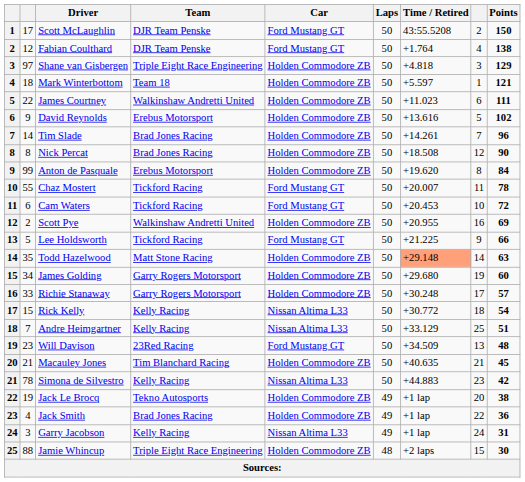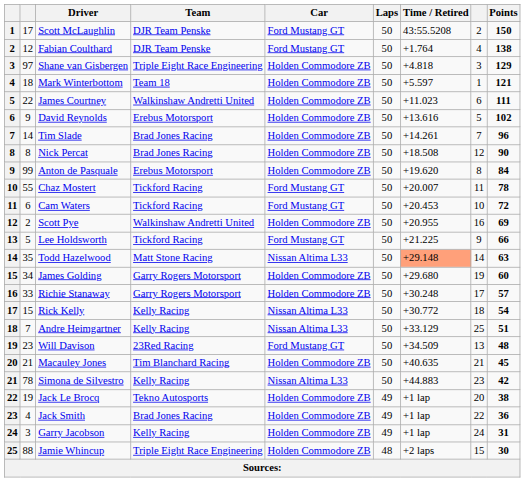(319, 257) Holden Commodore ZB -> (308, 257) Nissan Altima L33
(308, 432) Nissan Altima L33 -> (319, 432) Holden Commodore ZB
